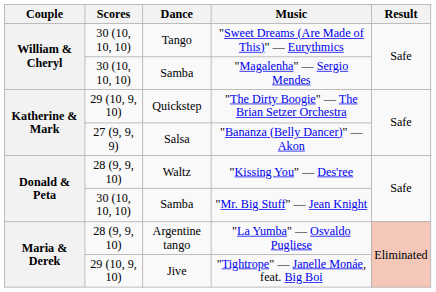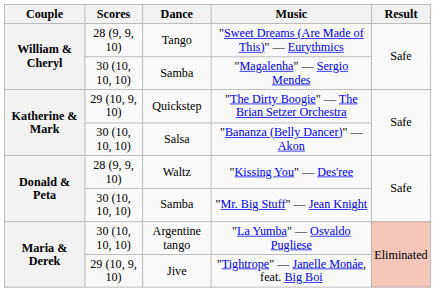(114, 40) 30 (10, 10, 10) -> (114, 40) 28 (9, 9, 10)
(114, 139) 27 (9, 9, 9) -> (114, 139) 30 (10, 10, 10)
(114, 238) 28 (9, 9, 10) -> (114, 238) 30 (10, 10, 10)
